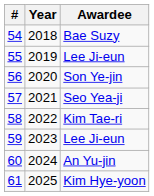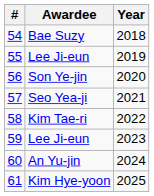columns swapped: (43, 14) <-> (105, 14)
